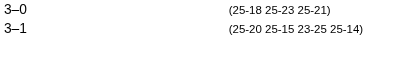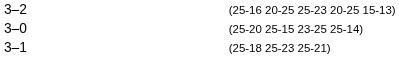+ row: (15, 9)
(280, 10) (25-18 25-23 25-21) -> (296, 29) (25-20 25-15 23-25 25-14)
(296, 29) (25-20 25-15 23-25 25-14) -> (280, 48) (25-18 25-23 25-21)
